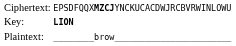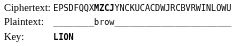rows swapped: (24, 36) <-> (14, 22)
